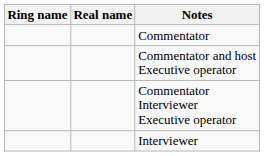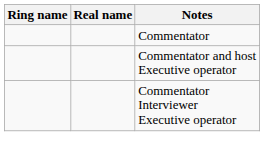- row: (168, 140)
